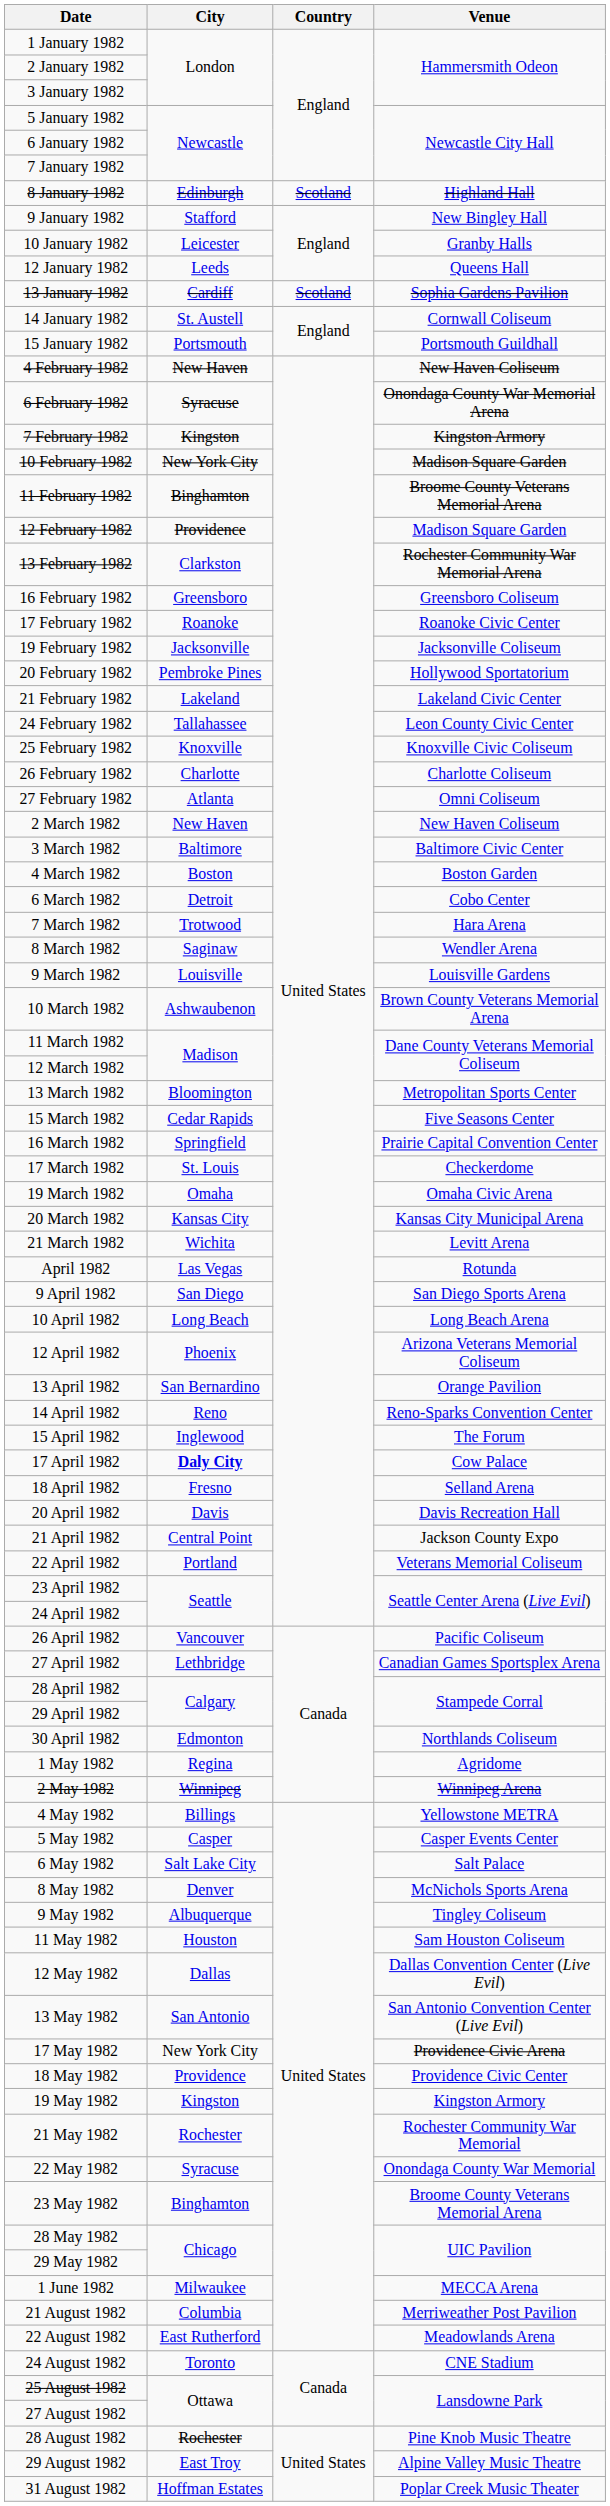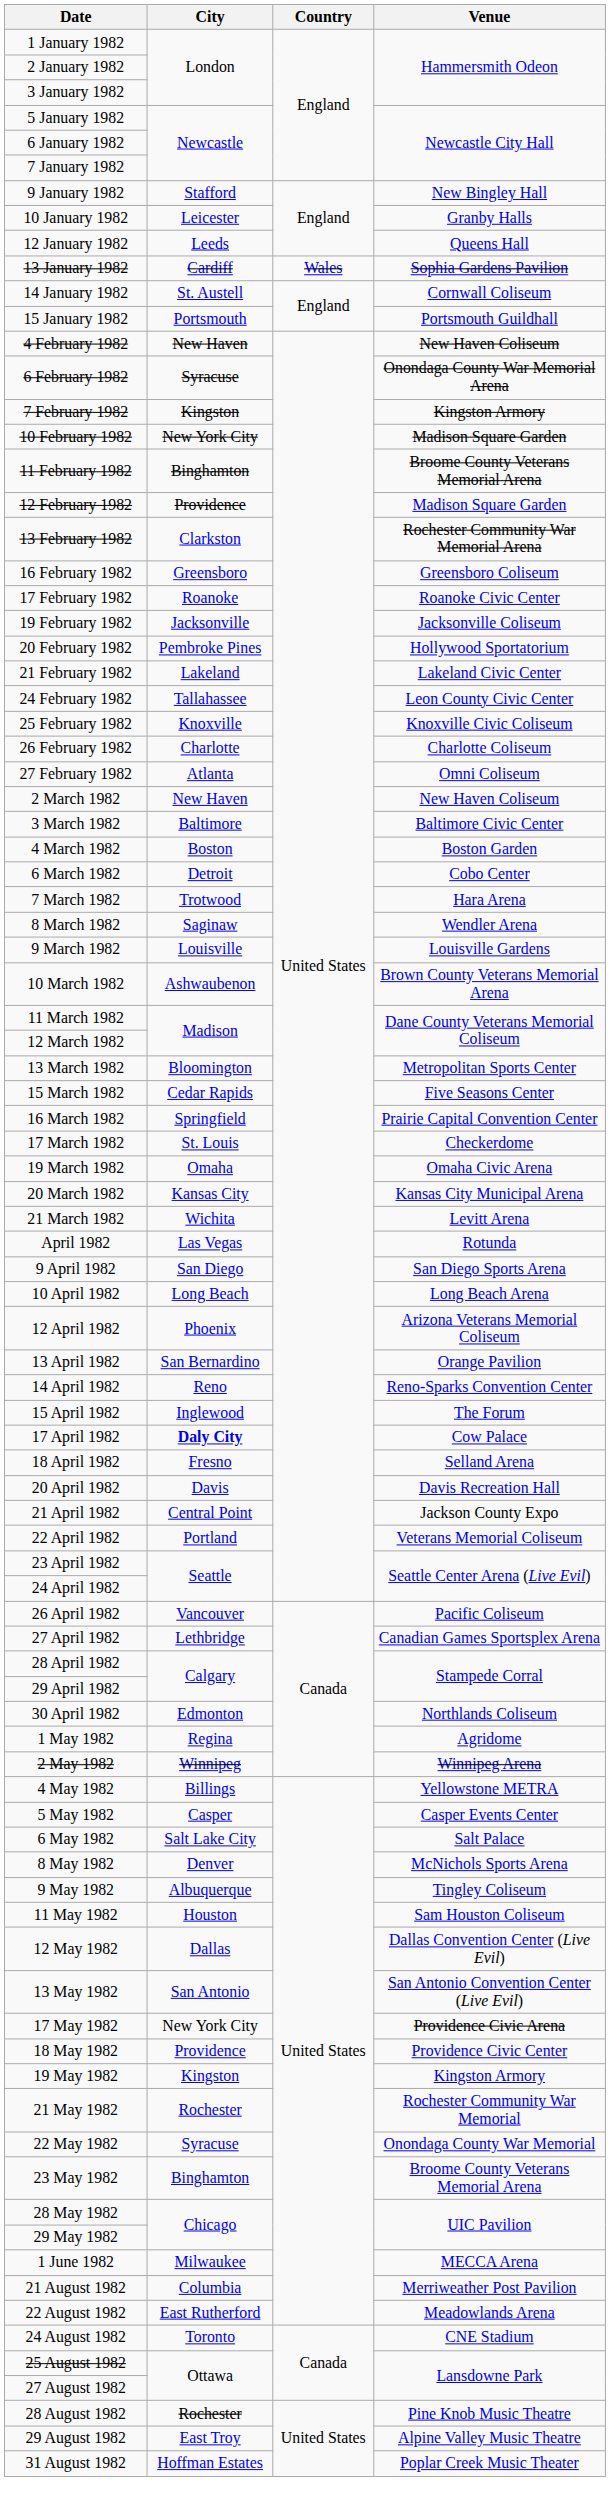- row: (76, 192)
(323, 293) Scotland -> (323, 268) Wales
